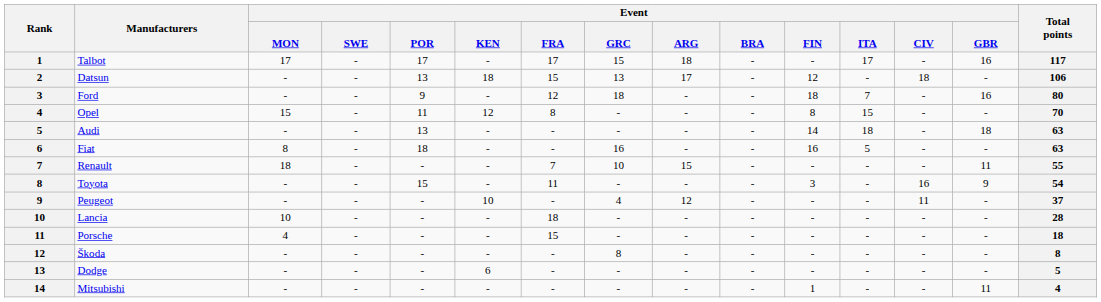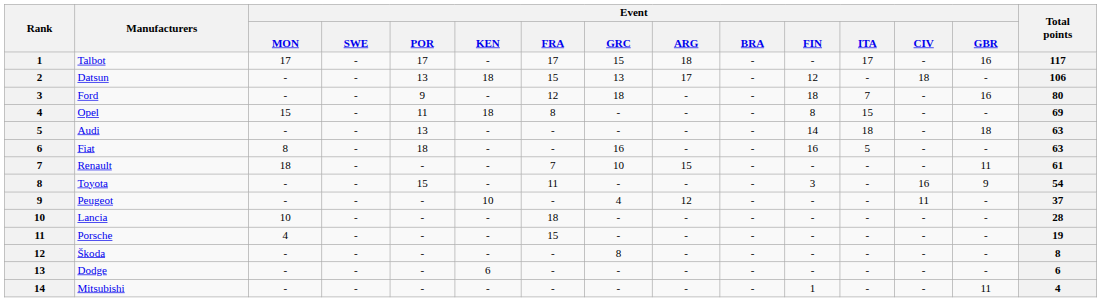(488, 113) 12 -> (488, 113) 18
(1058, 113) 70 -> (1058, 113) 69
(1058, 165) 55 -> (1058, 165) 61
(1058, 235) 18 -> (1058, 235) 19
(1058, 270) 5 -> (1058, 270) 6
